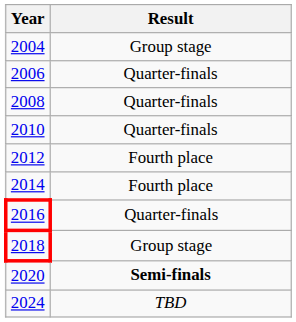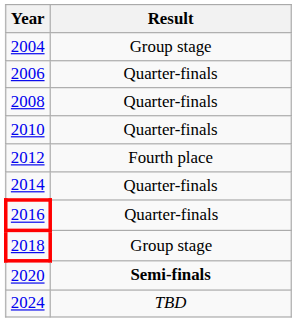(171, 186) Fourth place -> (171, 186) Quarter-finals
